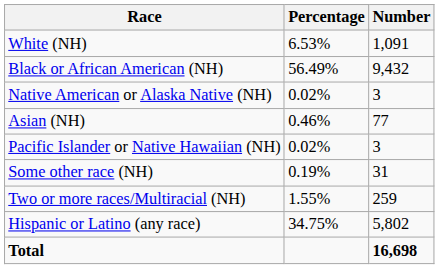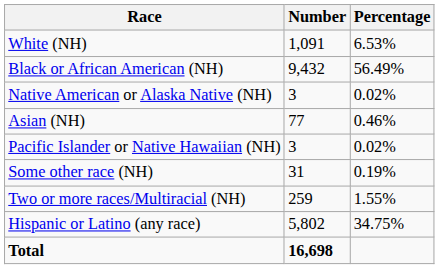columns swapped: (401, 17) <-> (326, 17)
